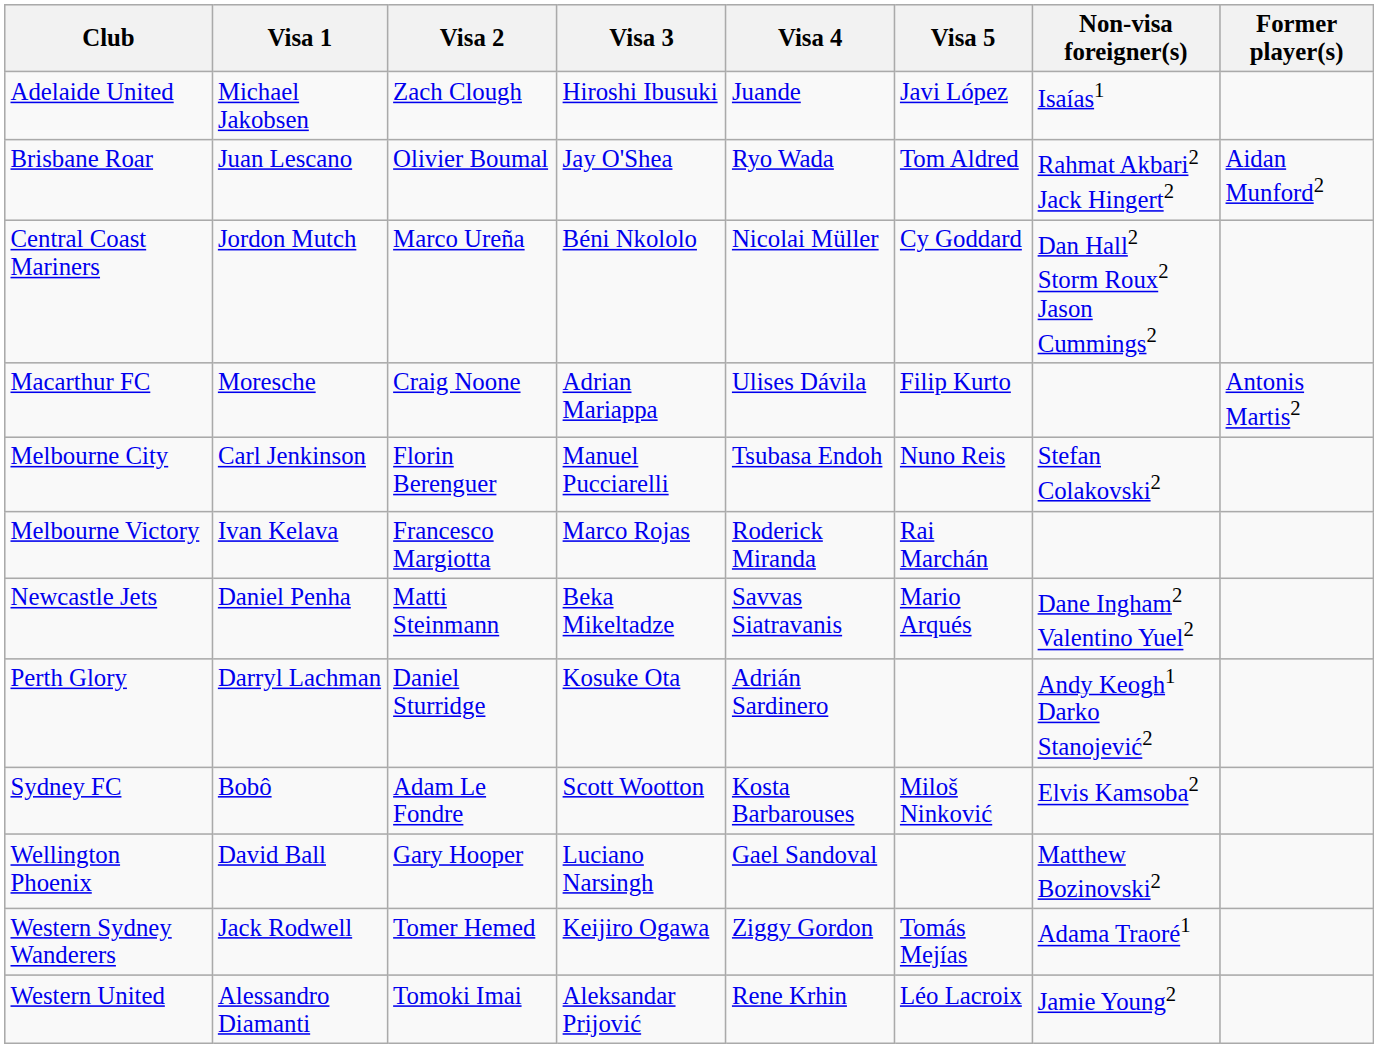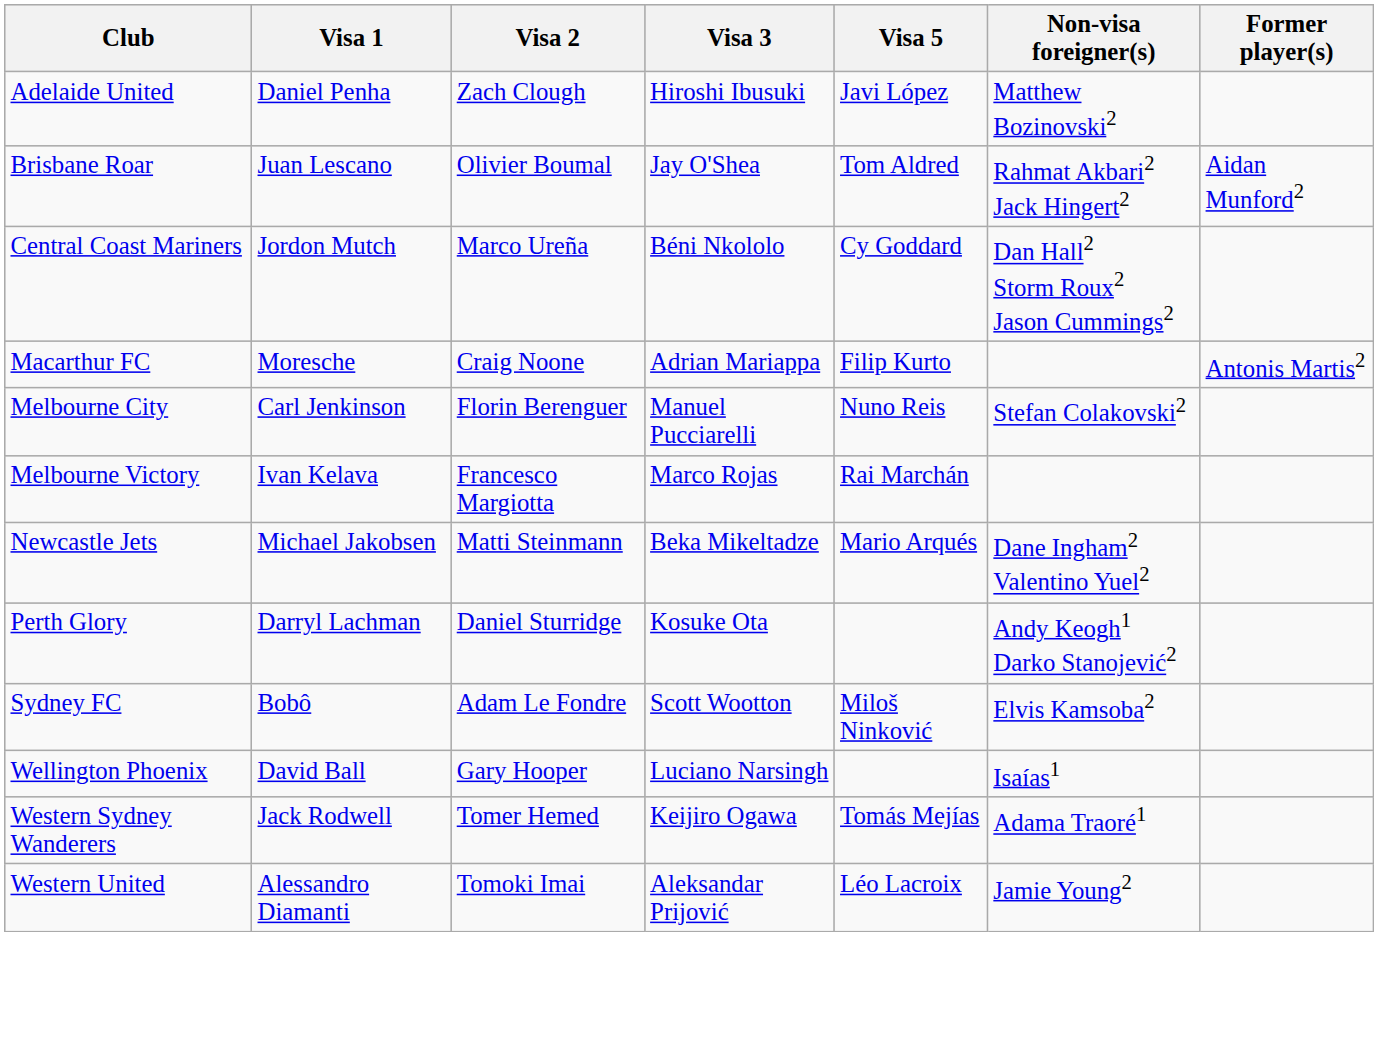- column: (810, 38)
(263, 105) Michael Jakobsen -> (324, 91) Daniel Penha
(1071, 94) Isaías1 -> (1055, 108) Matthew Bozinovski2
(284, 597) Daniel Penha -> (347, 541) Michael Jakobsen
(1099, 871) Matthew Bozinovski2 -> (1027, 773) Isaías1
